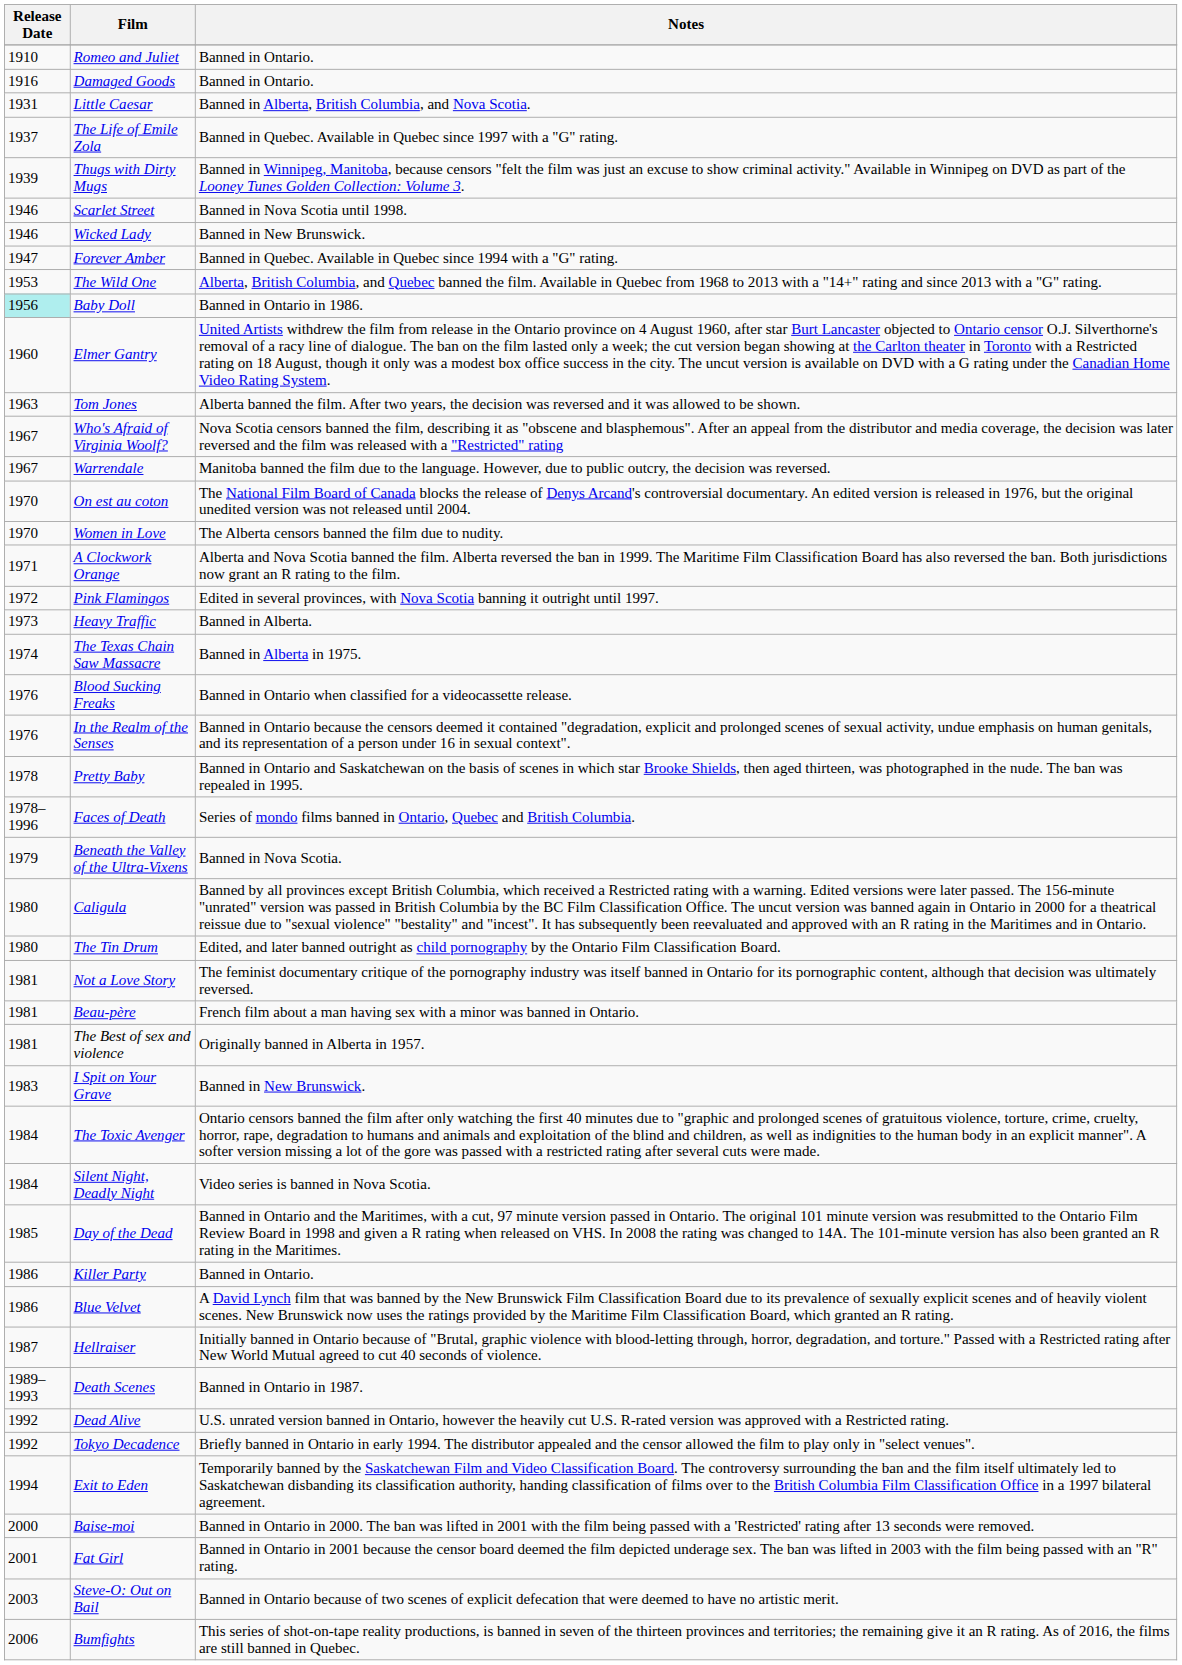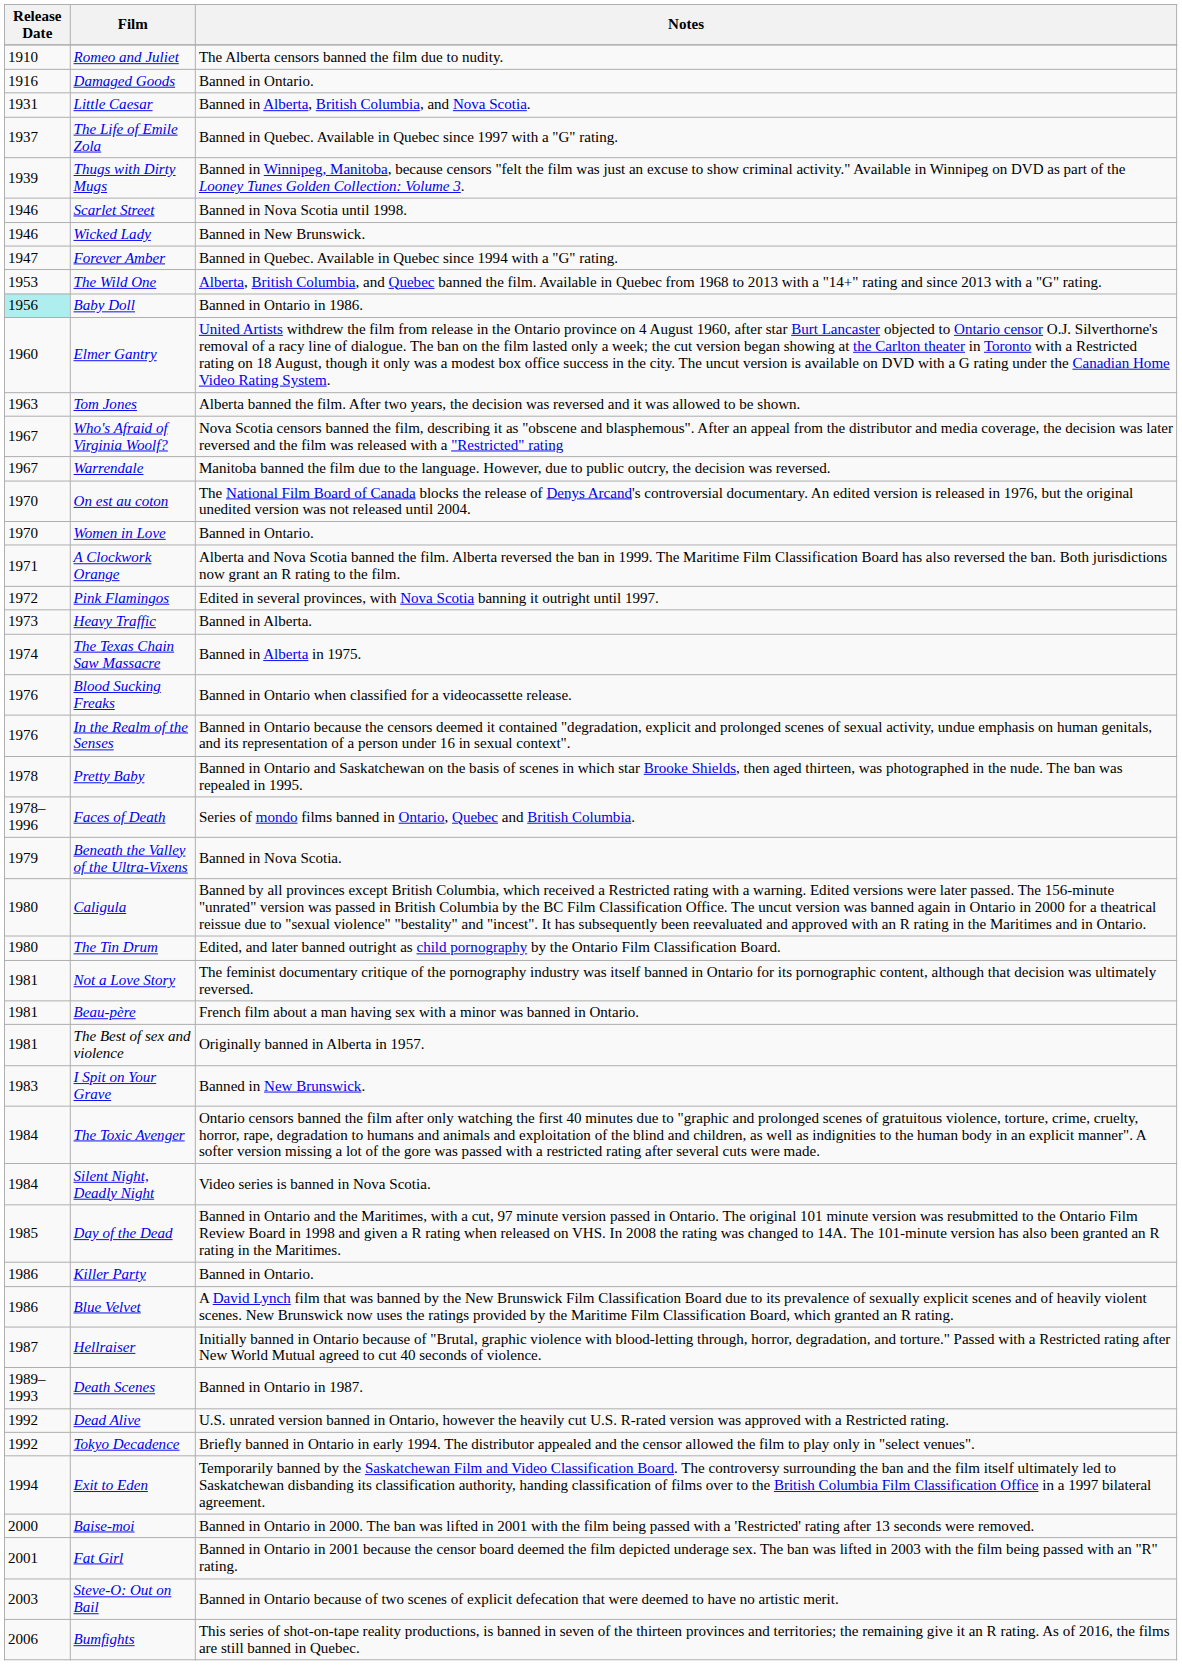(256, 57) Banned in Ontario. -> (351, 57) The Alberta censors banned the film due to nudity.
(351, 533) The Alberta censors banned the film due to nudity. -> (256, 533) Banned in Ontario.
